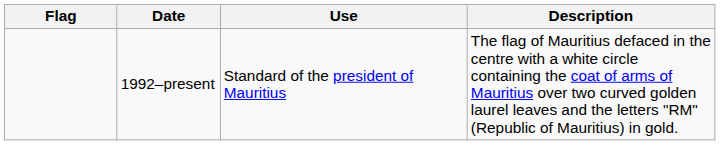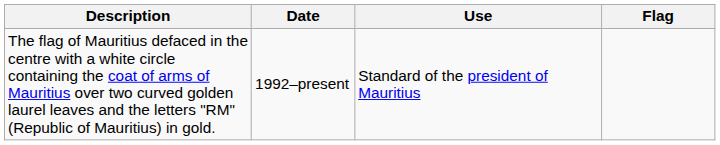columns swapped: (61, 16) <-> (591, 16)
